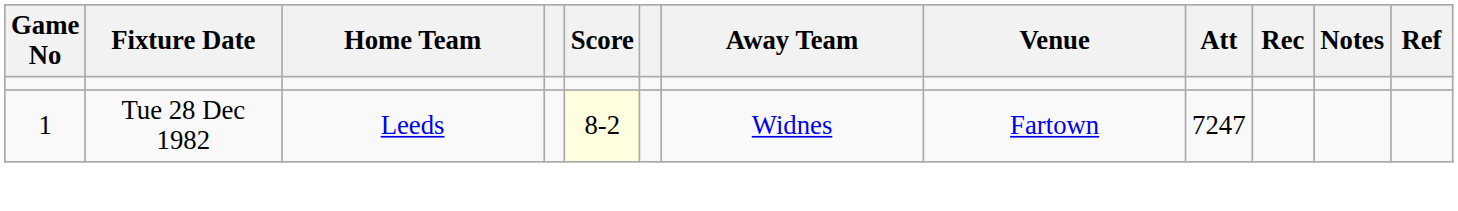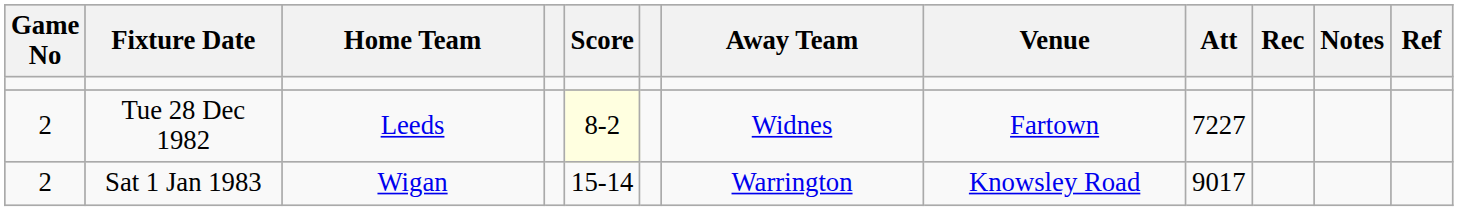(45, 125) 1 -> (45, 125) 2
(1219, 125) 7247 -> (1219, 125) 7227
+ row: (183, 182)
